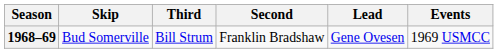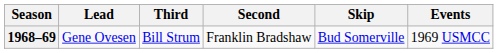columns swapped: (105, 15) <-> (368, 15)
